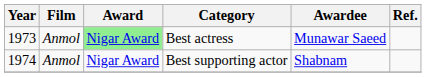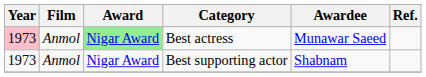(22, 38) no background -> (22, 38) pink background
(22, 60) 1974 -> (22, 60) 1973
